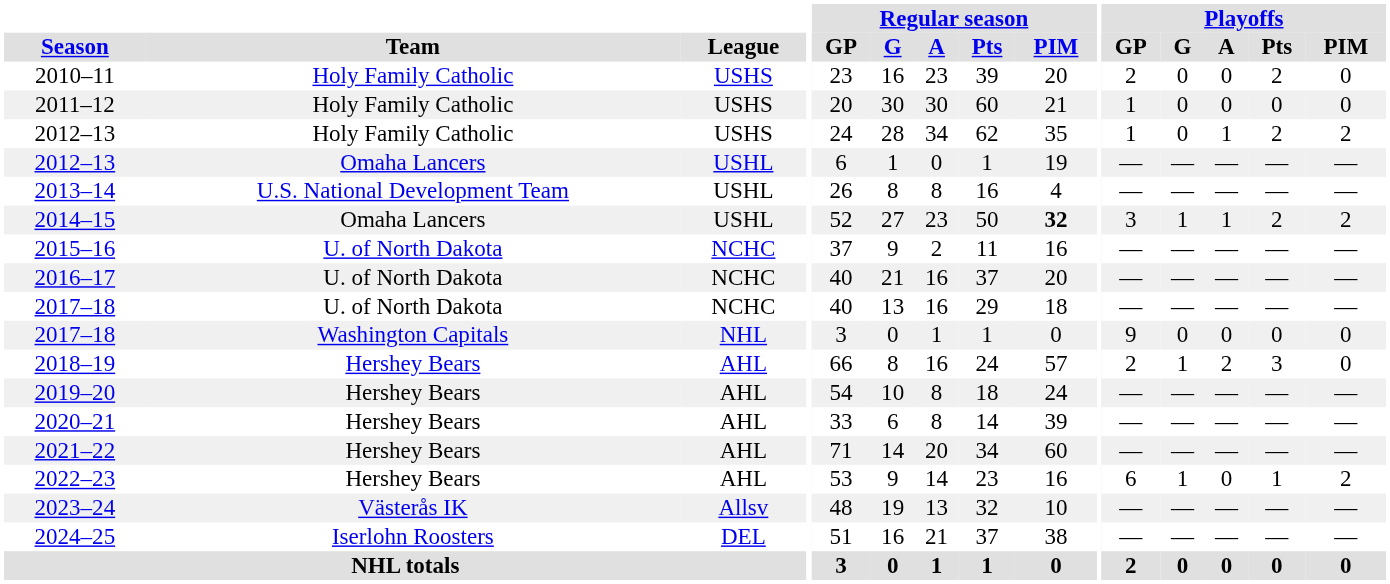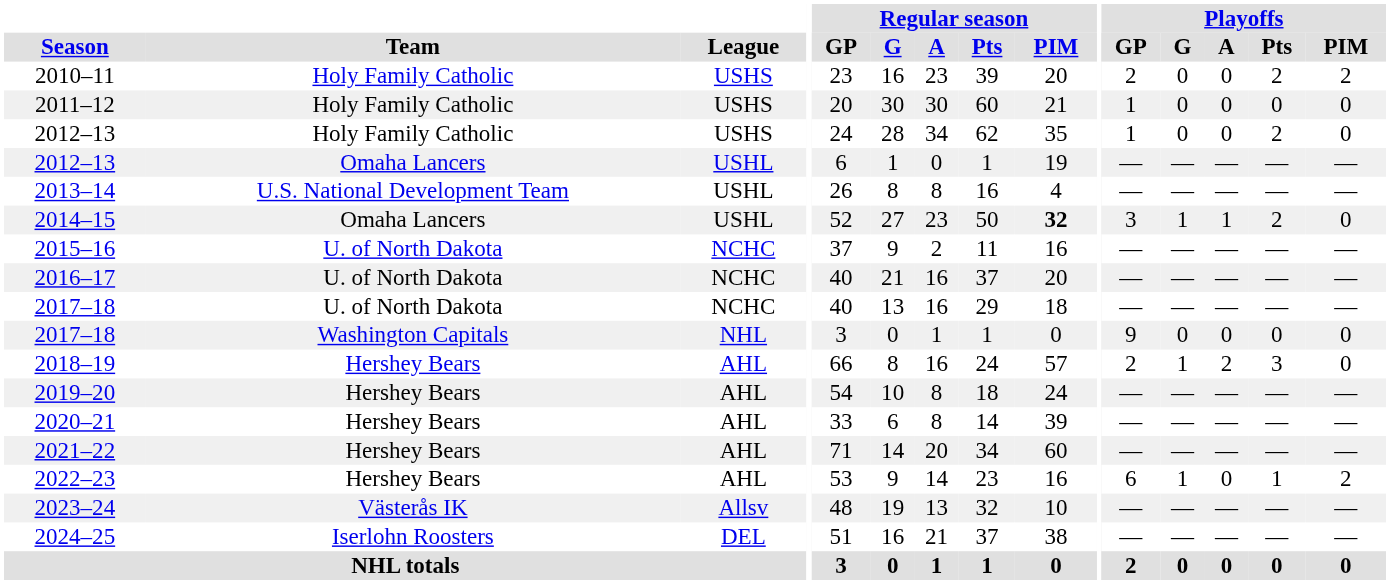(1346, 75) 0 -> (1346, 75) 2
(1226, 133) 1 -> (1226, 133) 0
(1346, 133) 2 -> (1346, 133) 0
(1346, 219) 2 -> (1346, 219) 0
